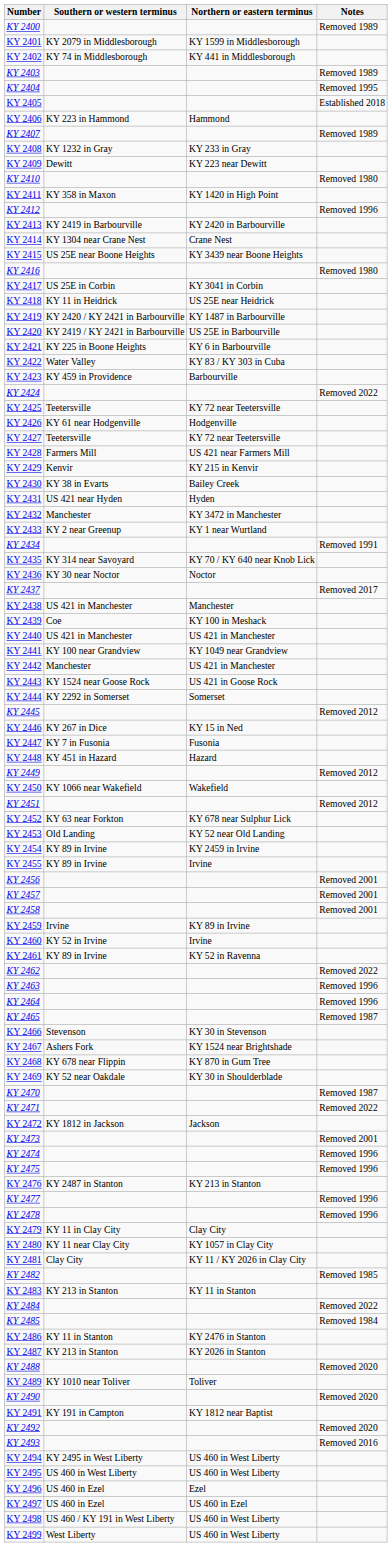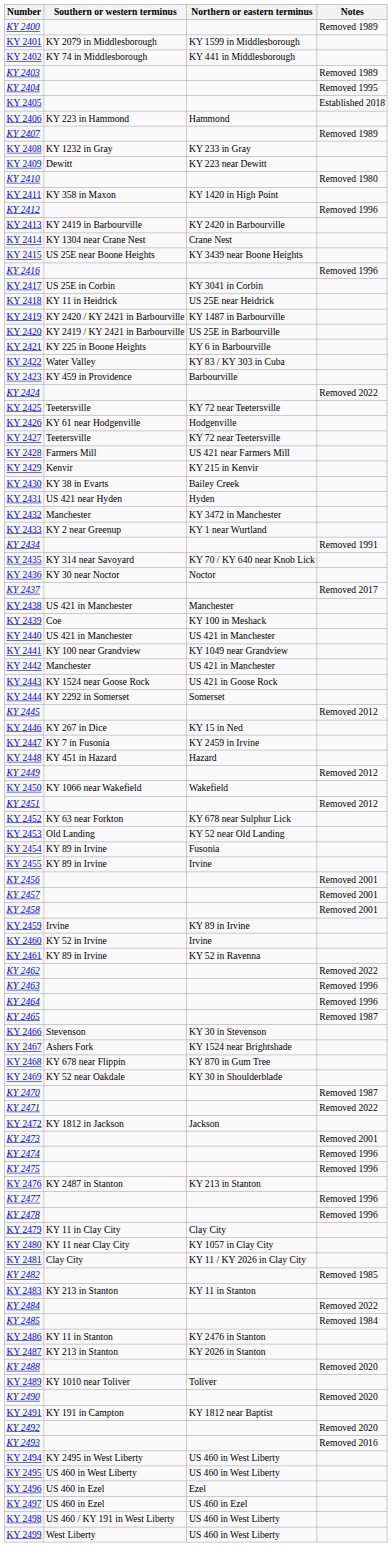(349, 270) Removed 1980 -> (349, 270) Removed 1996
(204, 742) Fusonia -> (224, 742) KY 2459 in Irvine
(224, 849) KY 2459 in Irvine -> (204, 849) Fusonia
